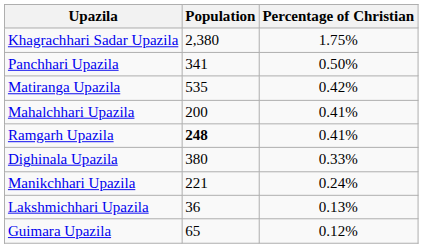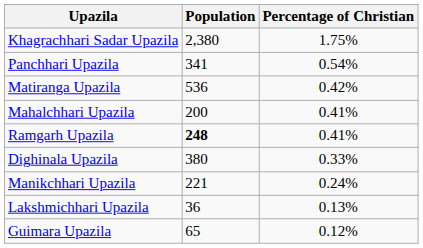(338, 64) 0.50% -> (338, 64) 0.54%
(197, 87) 535 -> (197, 87) 536
